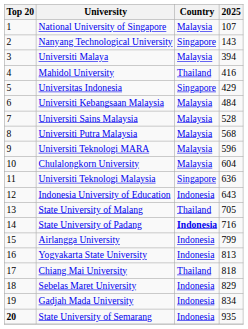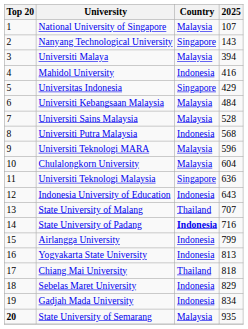(194, 73) Thailand -> (196, 73) Indonesia
(195, 133) Malaysia -> (196, 133) Indonesia
(229, 210) 705 -> (229, 210) 707
(196, 316) Indonesia -> (195, 316) Malaysia
